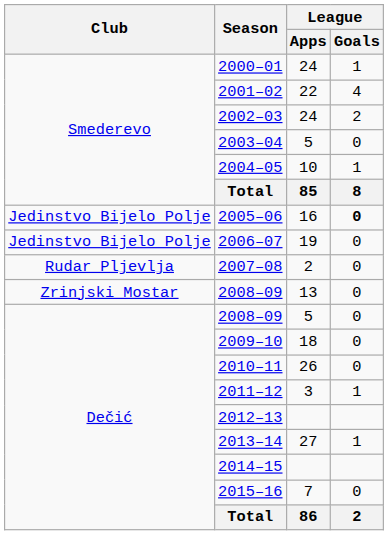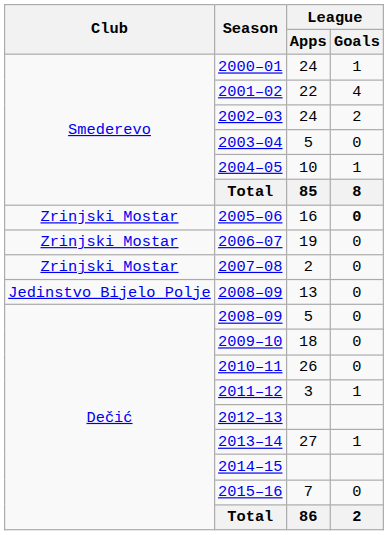(110, 217) Jedinstvo Bijelo Polje -> (109, 217) Zrinjski Mostar
(110, 242) Jedinstvo Bijelo Polje -> (109, 242) Zrinjski Mostar
(109, 267) Rudar Pljevlja -> (109, 267) Zrinjski Mostar
(109, 292) Zrinjski Mostar -> (110, 292) Jedinstvo Bijelo Polje
